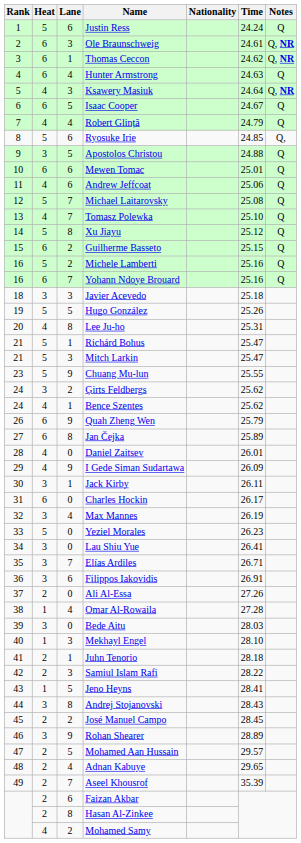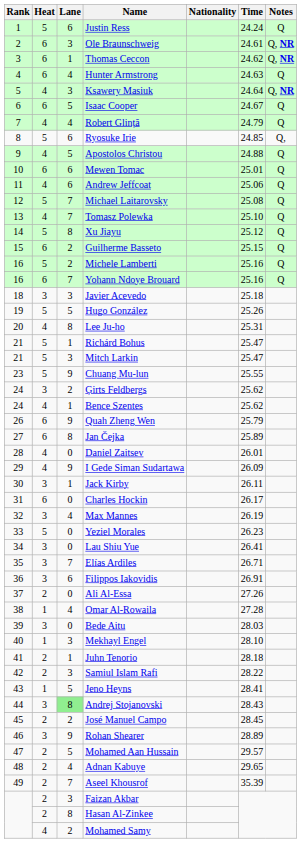(45, 153) 3 -> (45, 153) 4
(70, 704) no background -> (70, 704) lightgreen background
(70, 798) 6 -> (70, 798) 3
